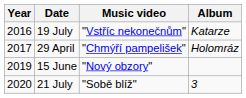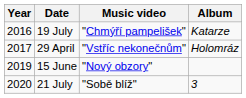(134, 31) "Vstříc nekonečnům" -> (134, 31) "Chmýří pampelišek"
(134, 48) "Chmýří pampelišek" -> (134, 48) "Vstříc nekonečnům"
